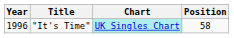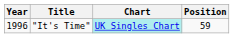(205, 26) 58 -> (205, 26) 59
